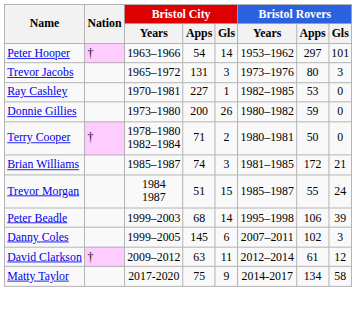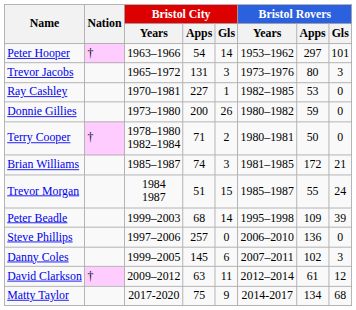(313, 217) 106 -> (313, 217) 109
+ row: (40, 236)
(340, 275) 58 -> (340, 295) 68
